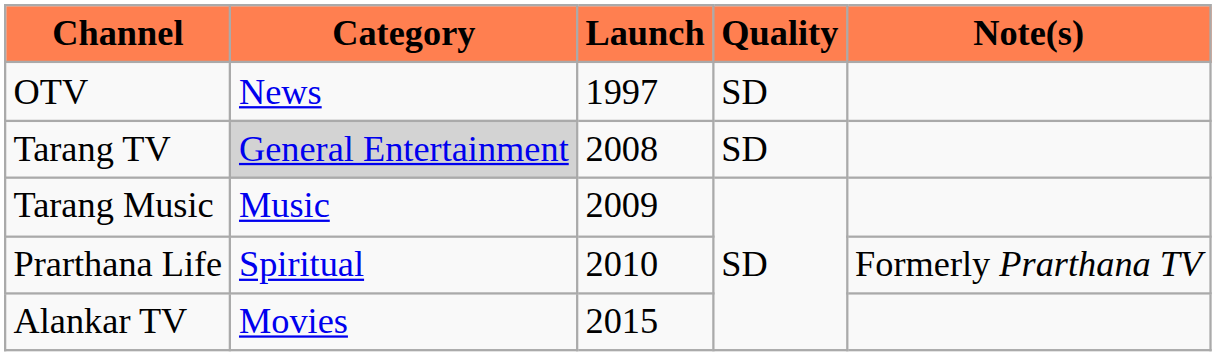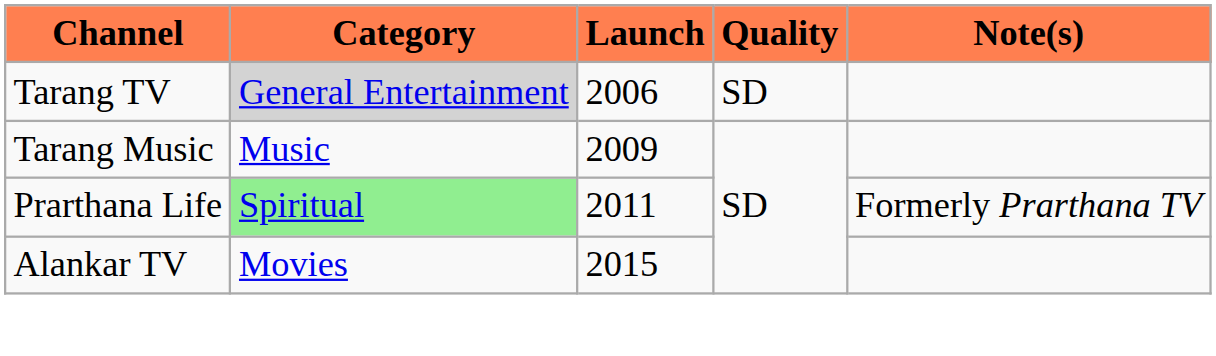- row: (51, 90)
(622, 148) 2008 -> (622, 90) 2006
(302, 263) no background -> (302, 206) lightgreen background
(622, 263) 2010 -> (621, 206) 2011
